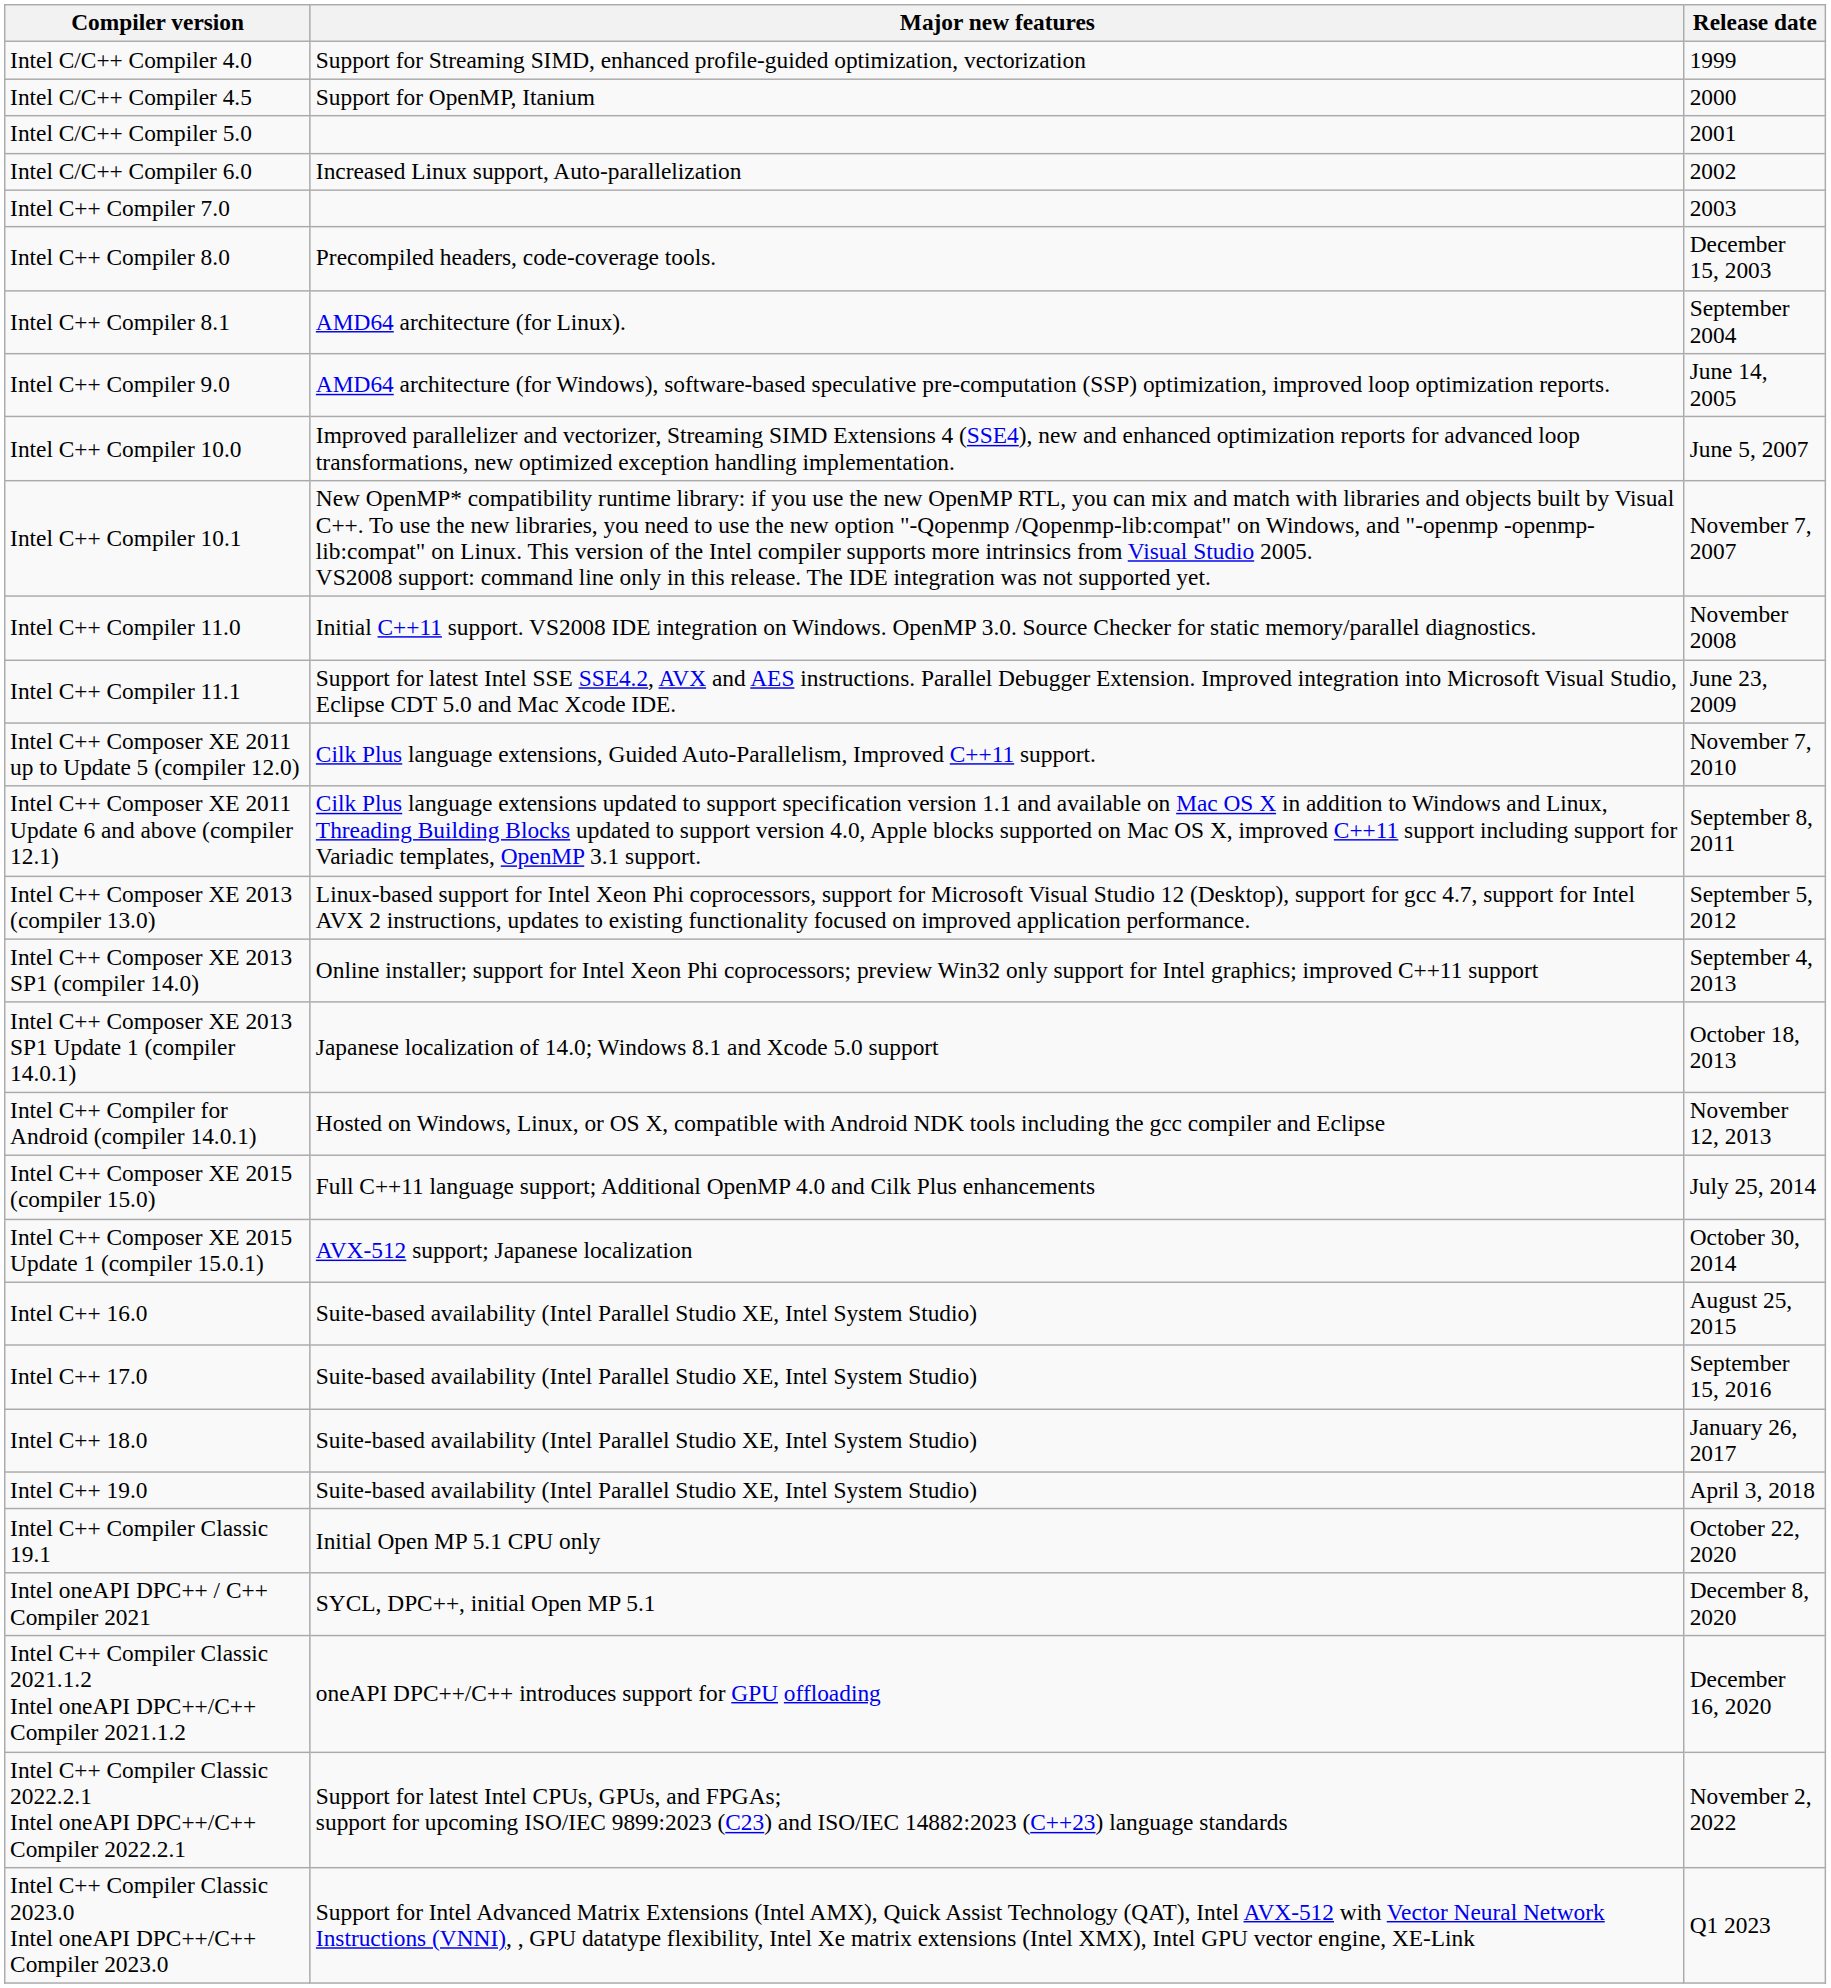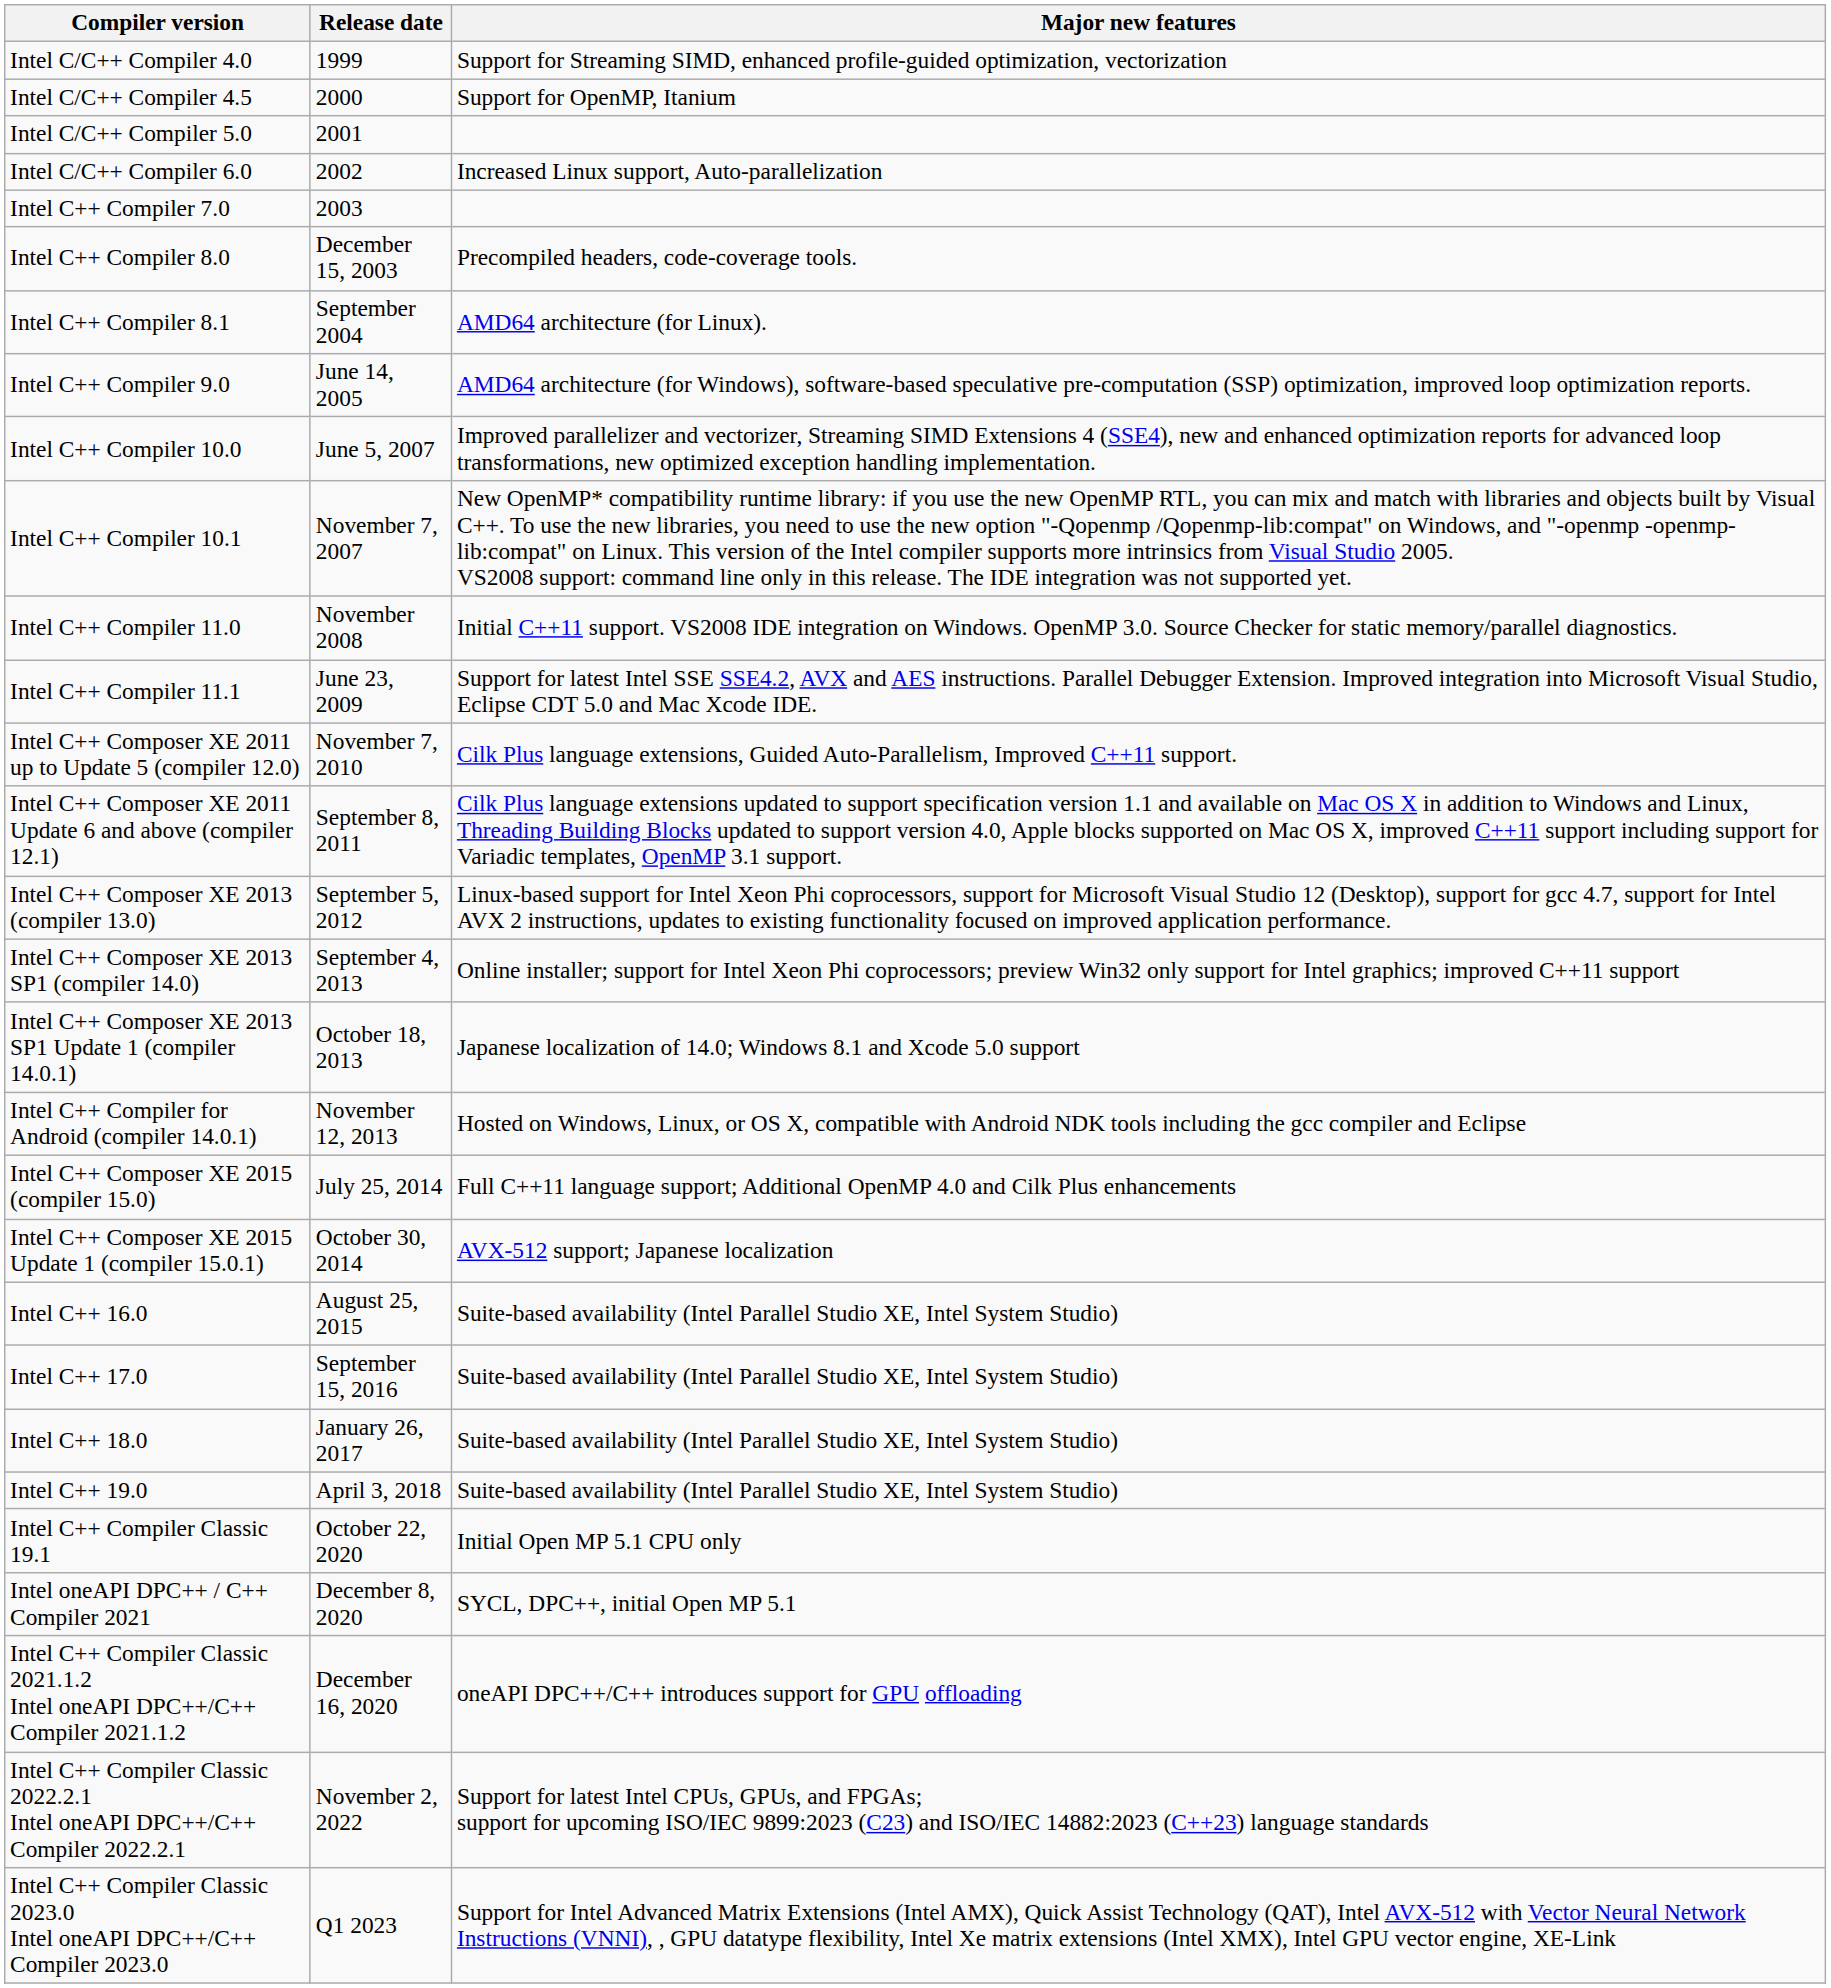columns swapped: (1755, 23) <-> (997, 23)
